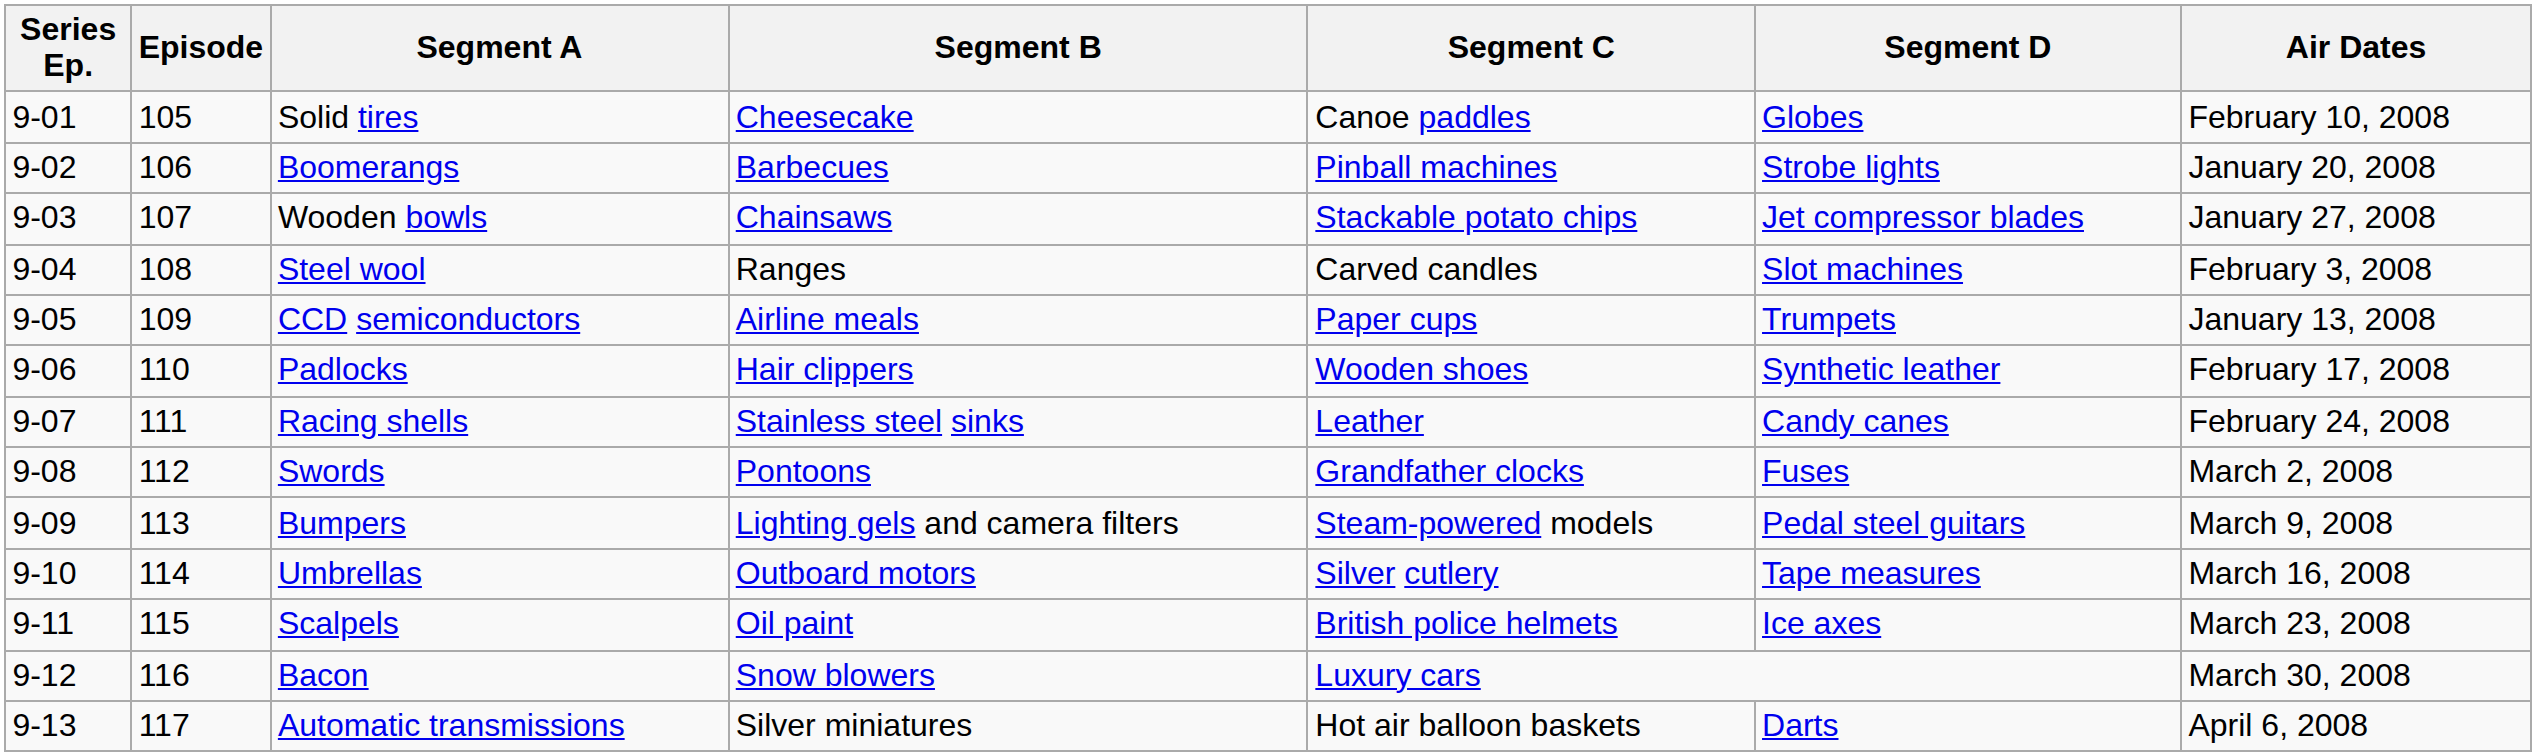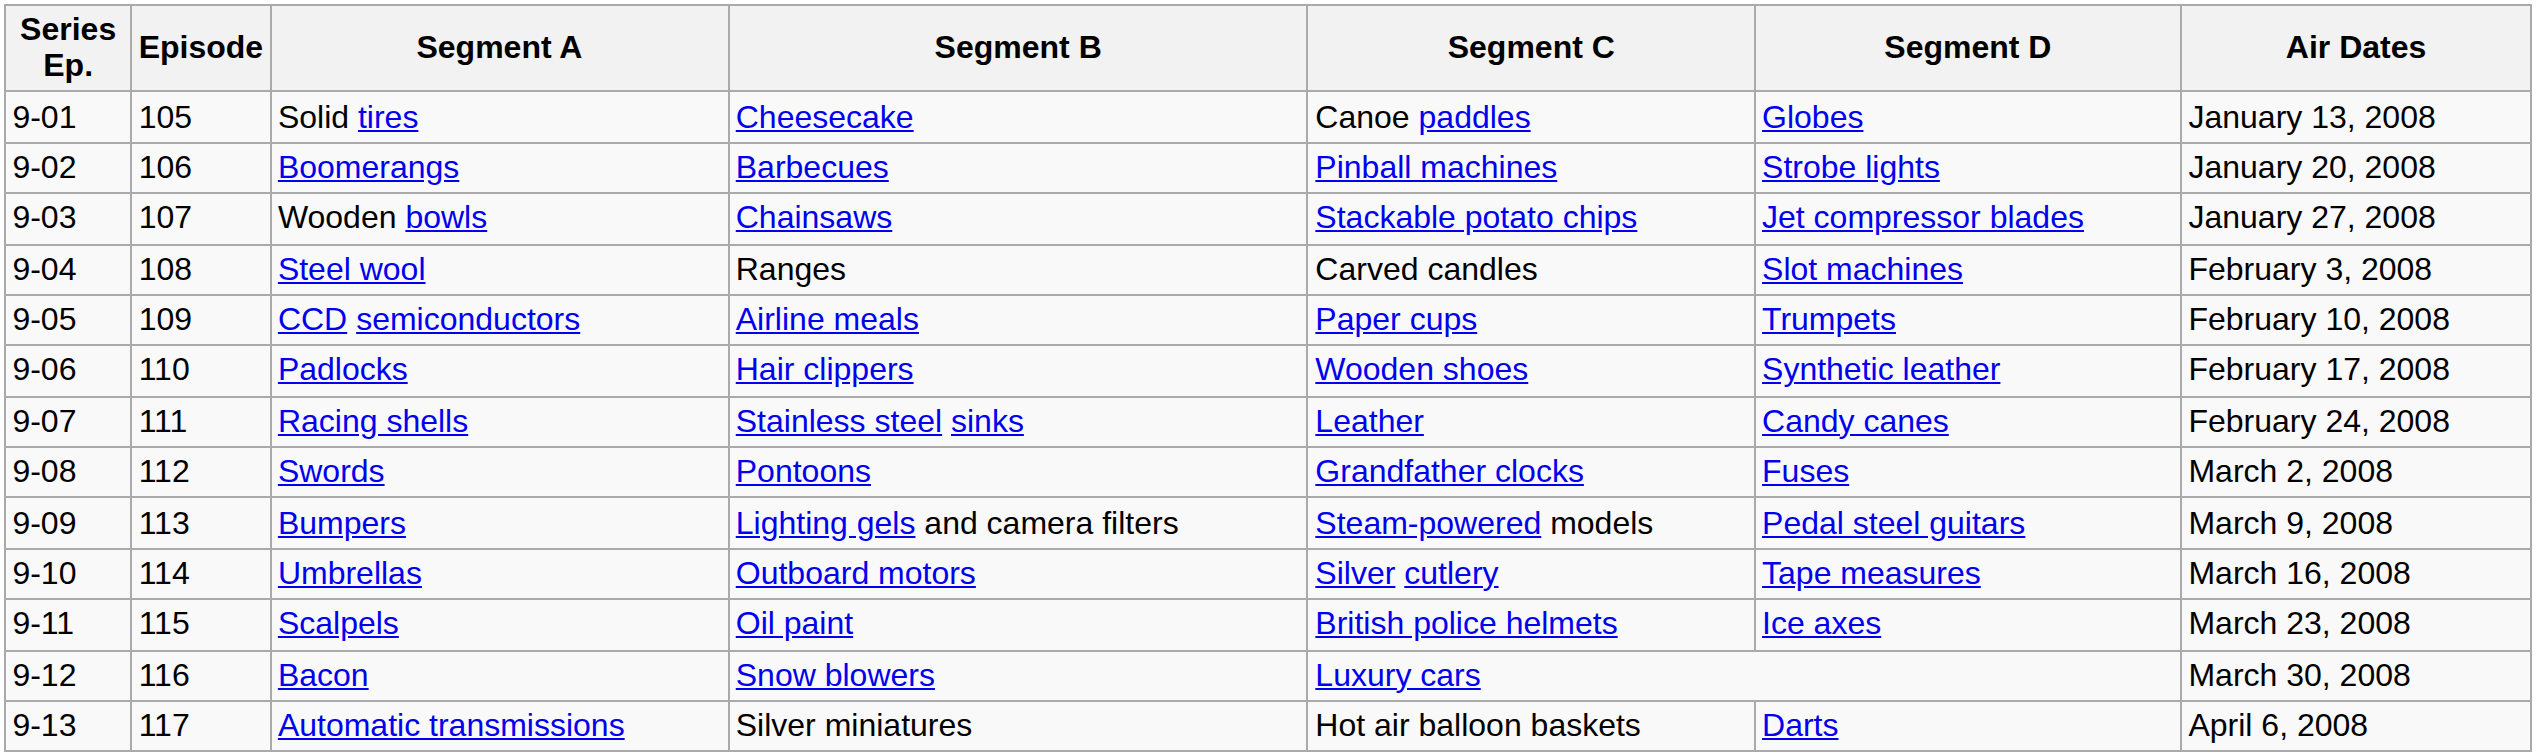(2319, 116) February 10, 2008 -> (2312, 116) January 13, 2008
(2312, 319) January 13, 2008 -> (2319, 319) February 10, 2008
